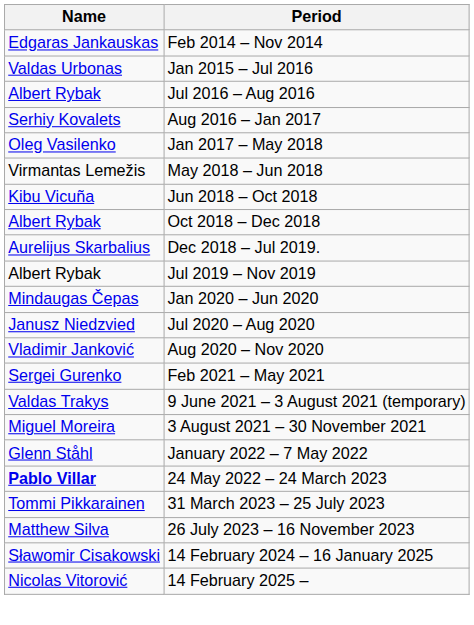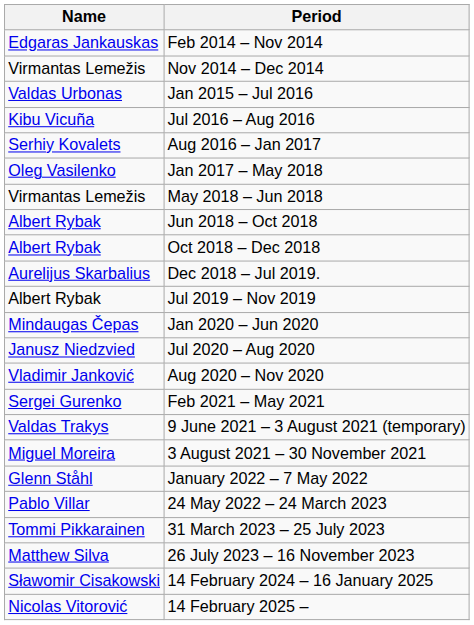+ row: (246, 68)
(54, 94) Albert Rybak -> (51, 119) Kibu Vicuña
(51, 196) Kibu Vicuña -> (54, 222) Albert Rybak
(52, 478) bold -> (49, 504) normal
